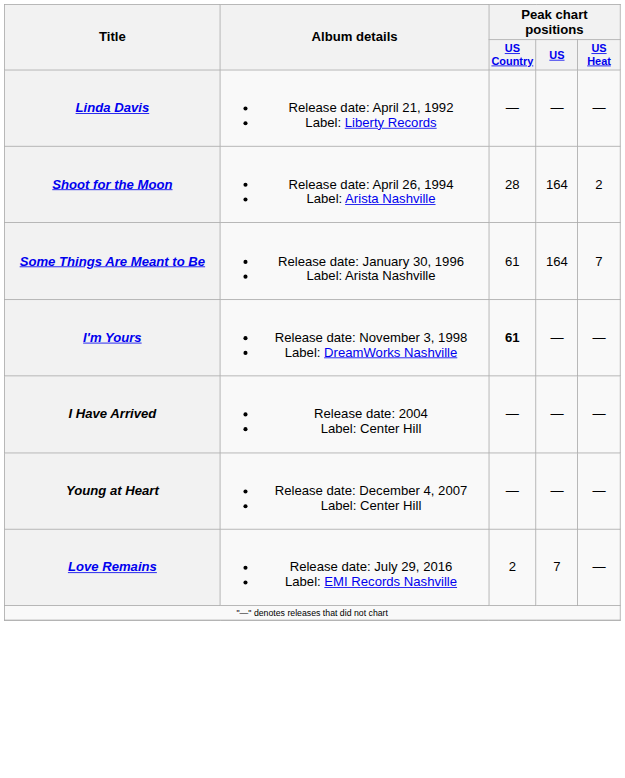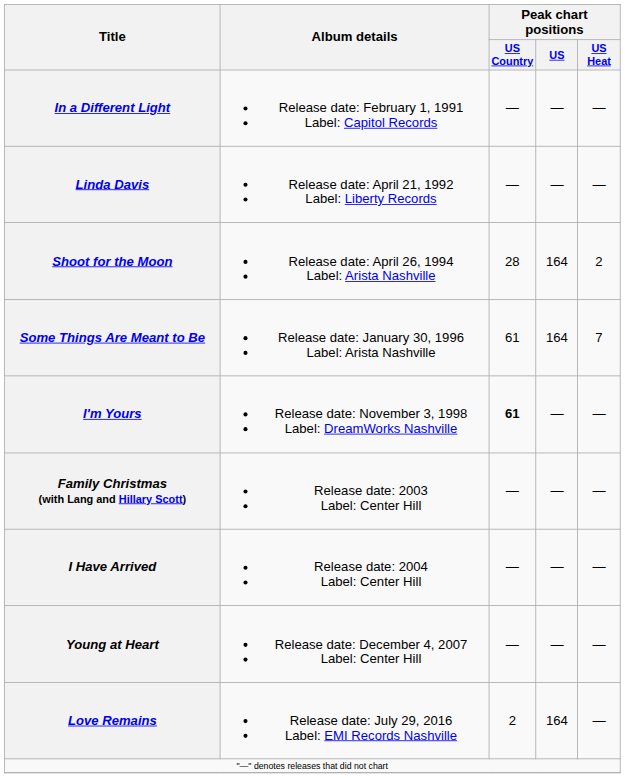+ row: (112, 108)
+ row: (112, 490)
(557, 567) 7 -> (557, 720) 164
